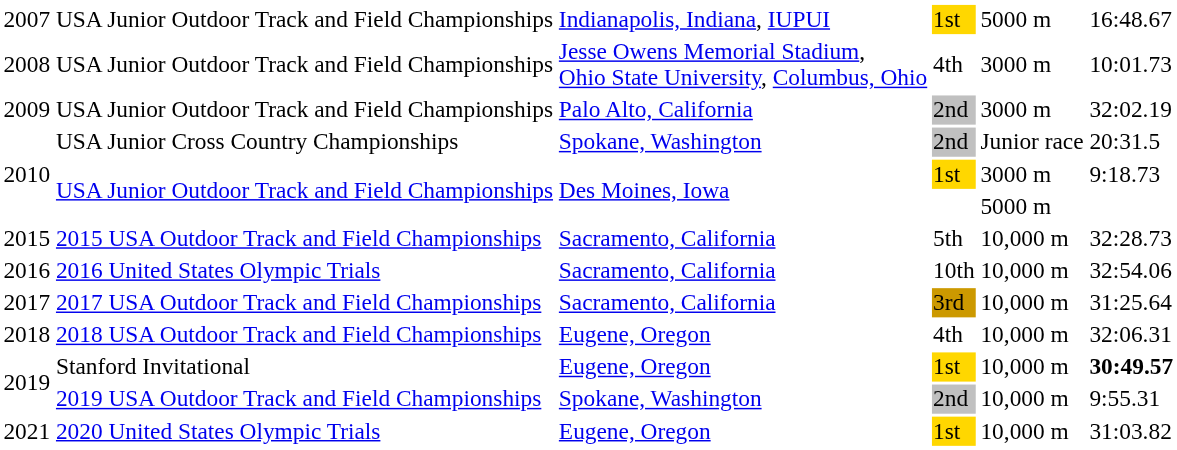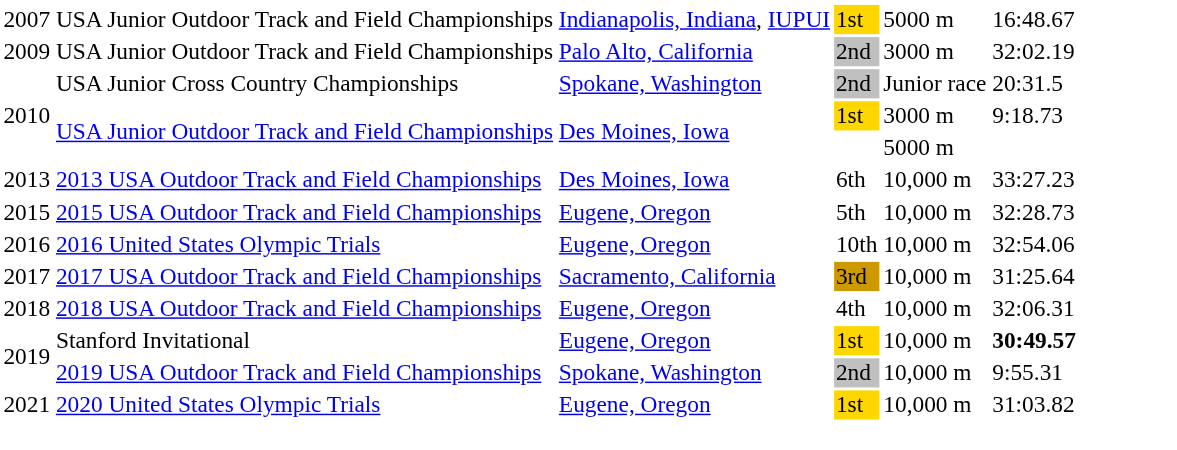- row: (27, 64)
+ row: (27, 179)
(667, 238) Sacramento, California -> (635, 212) Eugene, Oregon
(667, 270) Sacramento, California -> (635, 244) Eugene, Oregon
